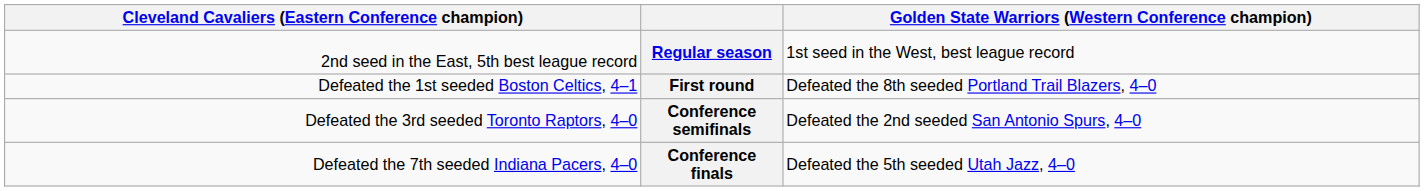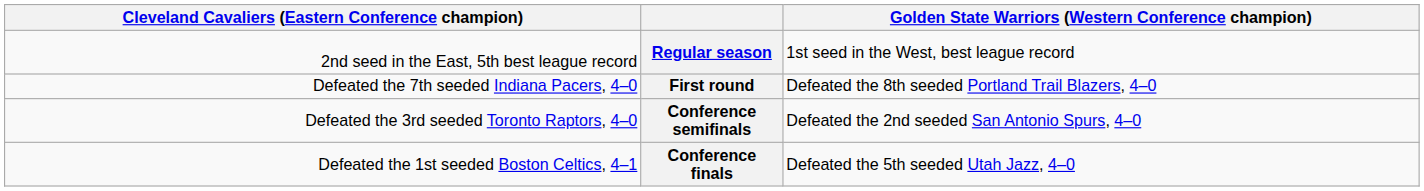(478, 87) Defeated the 1st seeded Boston Celtics, 4–1 -> (475, 87) Defeated the 7th seeded Indiana Pacers, 4–0
(475, 164) Defeated the 7th seeded Indiana Pacers, 4–0 -> (478, 164) Defeated the 1st seeded Boston Celtics, 4–1
